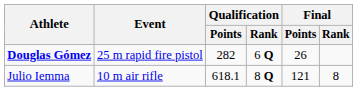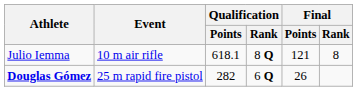rows swapped: (49, 55) <-> (38, 76)
